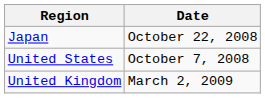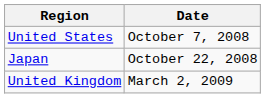rows swapped: (60, 60) <-> (28, 38)
